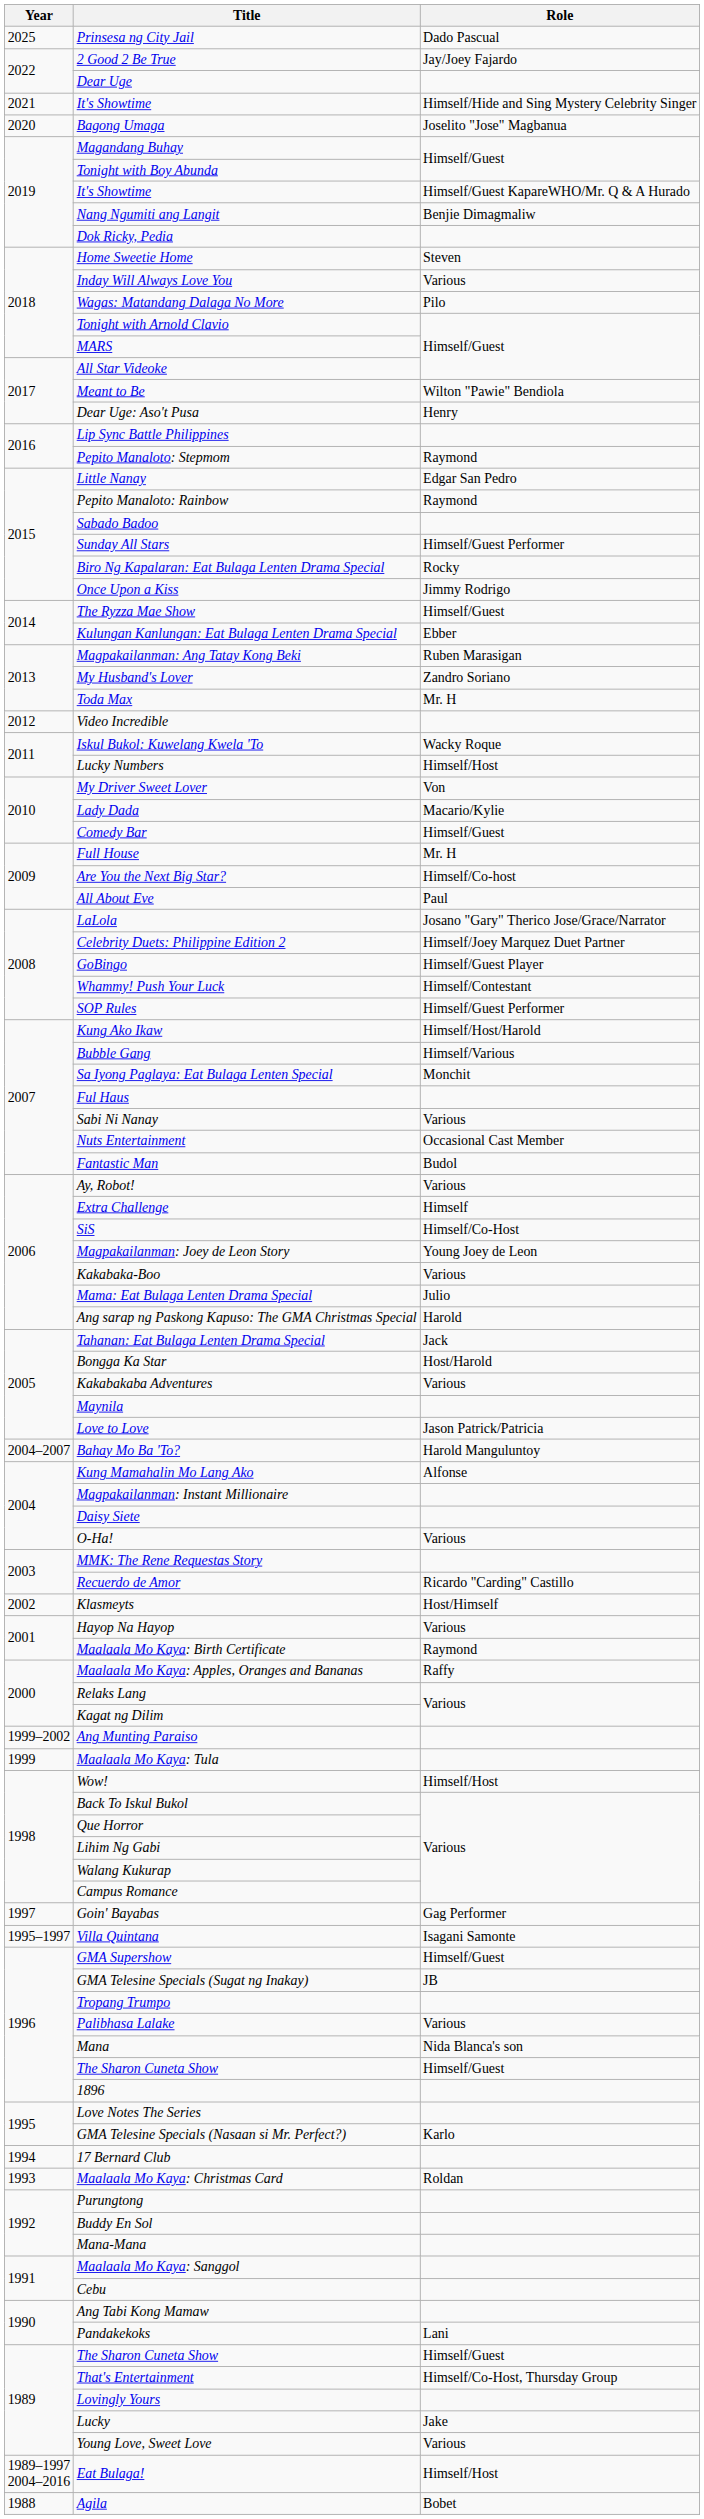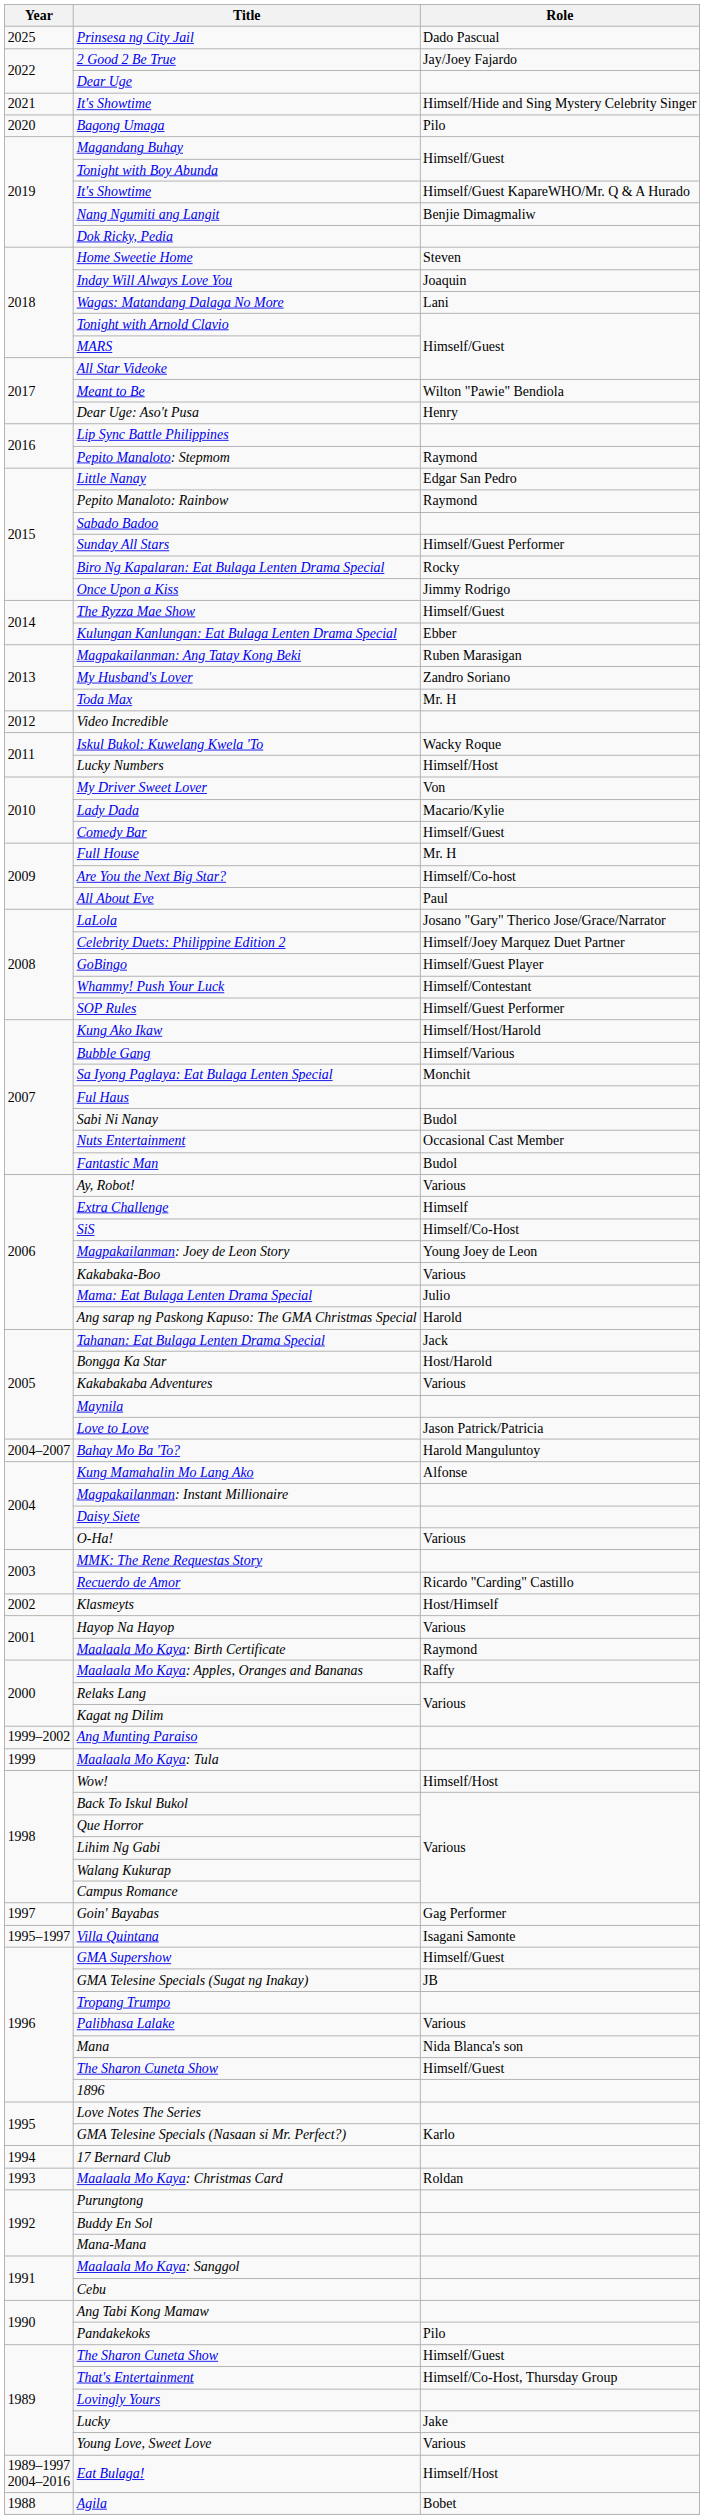(495, 125) Joselito "Jose" Magbanua -> (434, 125) Pilo
(444, 280) Various -> (445, 280) Joaquin
(434, 302) Pilo -> (436, 302) Lani
(444, 1119) Various -> (440, 1119) Budol
(436, 2333) Lani -> (434, 2333) Pilo
